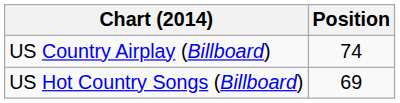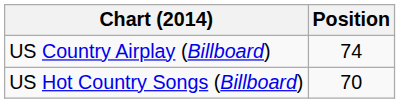(351, 82) 69 -> (351, 82) 70
